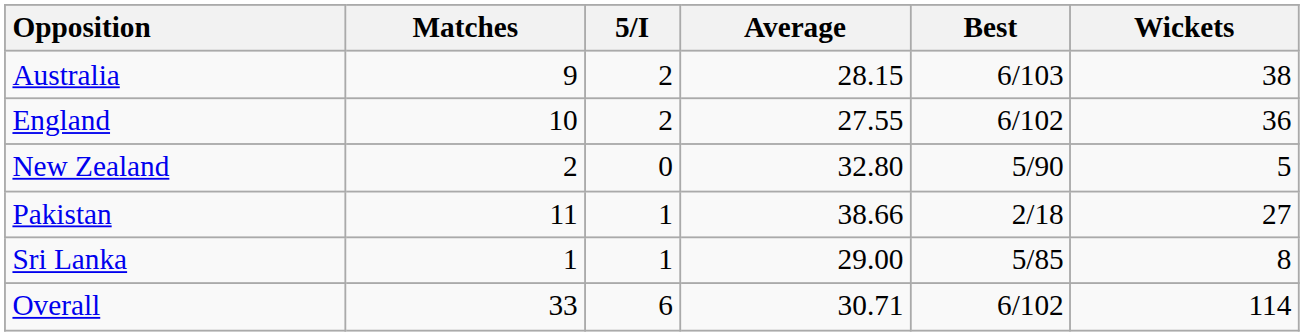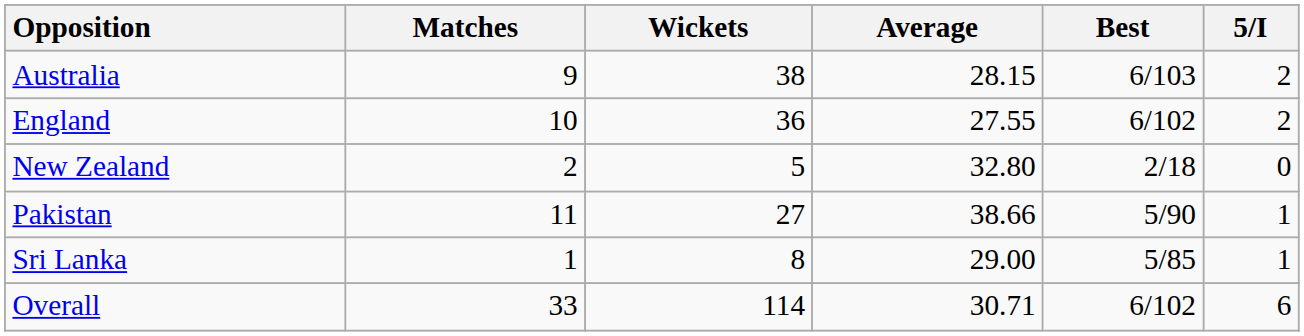columns swapped: (1184, 27) <-> (632, 27)
(1038, 167) 5/90 -> (1170, 167) 2/18
(1038, 213) 2/18 -> (1170, 213) 5/90
